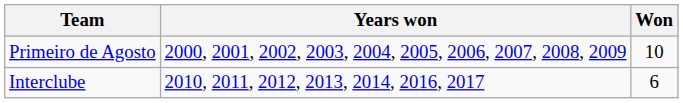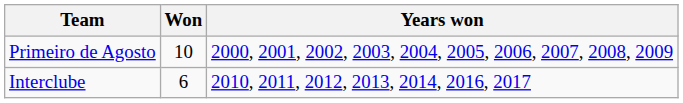columns swapped: (654, 20) <-> (396, 20)
